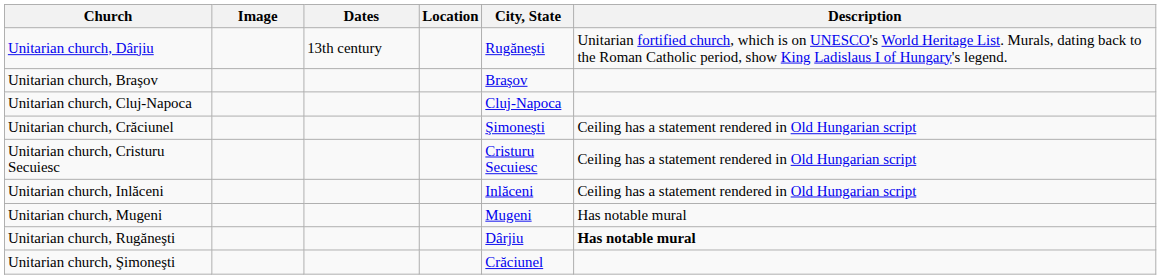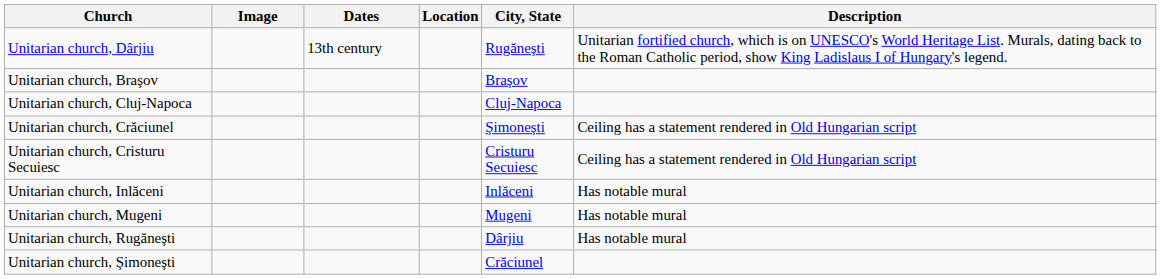(747, 191) Ceiling has a statement rendered in Old Hungarian script -> (632, 191) Has notable mural
(637, 238) bold -> (632, 238) normal
